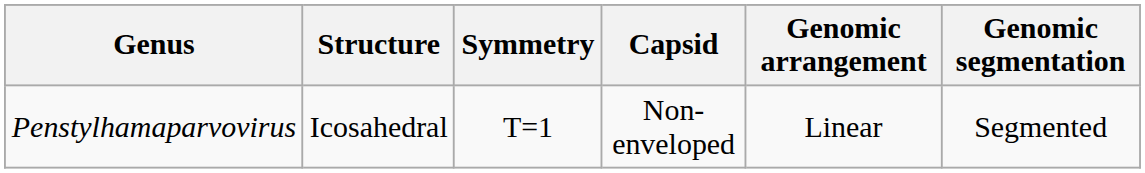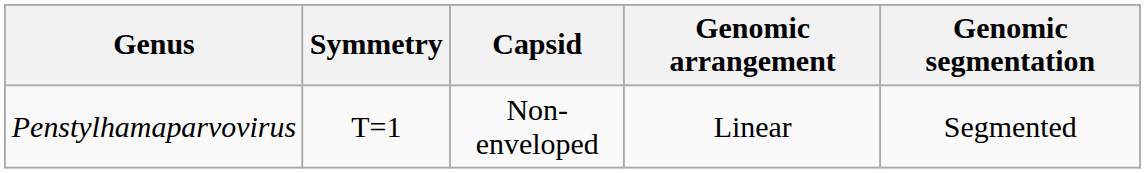- column: (379, 45)
